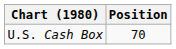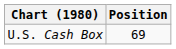(138, 34) 70 -> (138, 34) 69
